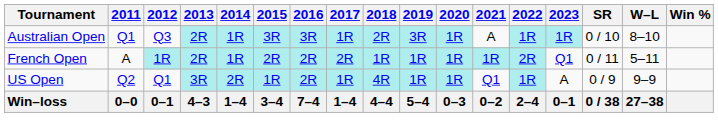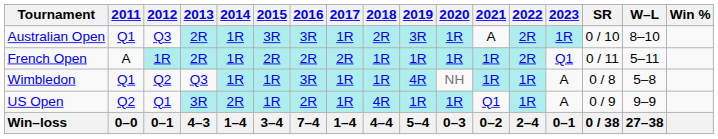(527, 36) 1R -> (527, 36) 2R
+ row: (42, 79)
